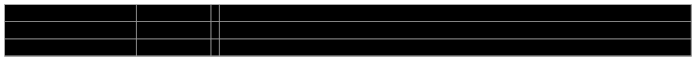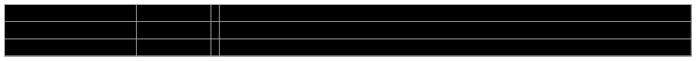rows swapped: (70, 47) <-> (70, 30)
